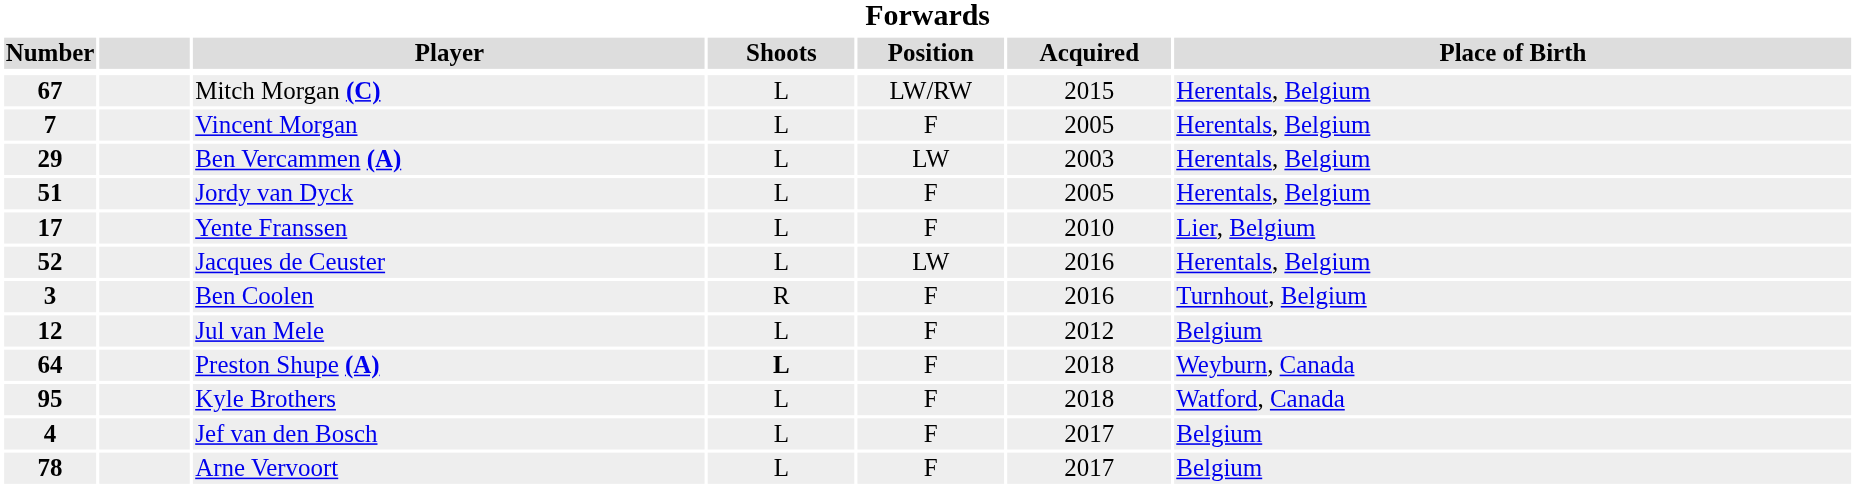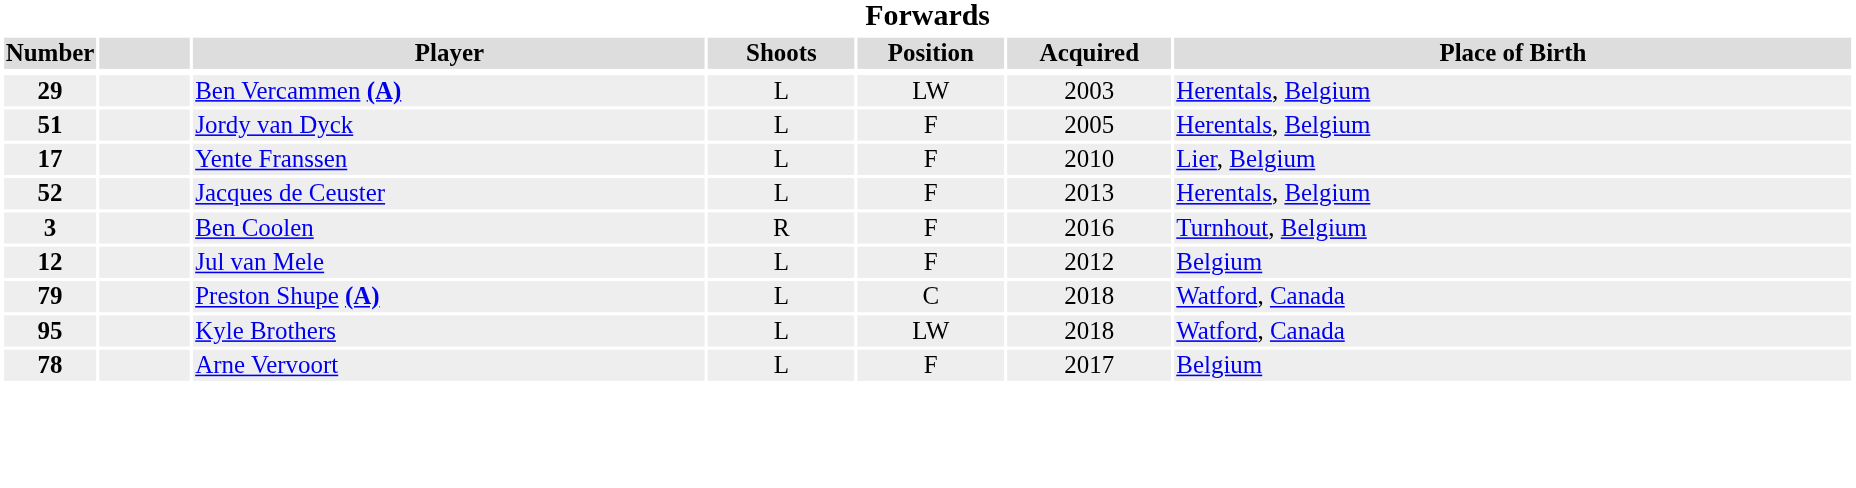- row: (288, 90)
- row: (276, 124)
(931, 262) LW -> (931, 193) F
(1089, 262) 2016 -> (1089, 193) 2013
(50, 364) 64 -> (50, 296) 79
(781, 364) bold -> (781, 296) normal
(931, 364) F -> (931, 296) C
(1265, 364) Weyburn, Canada -> (1261, 296) Watford, Canada
(931, 399) F -> (931, 330) LW
- row: (286, 433)
